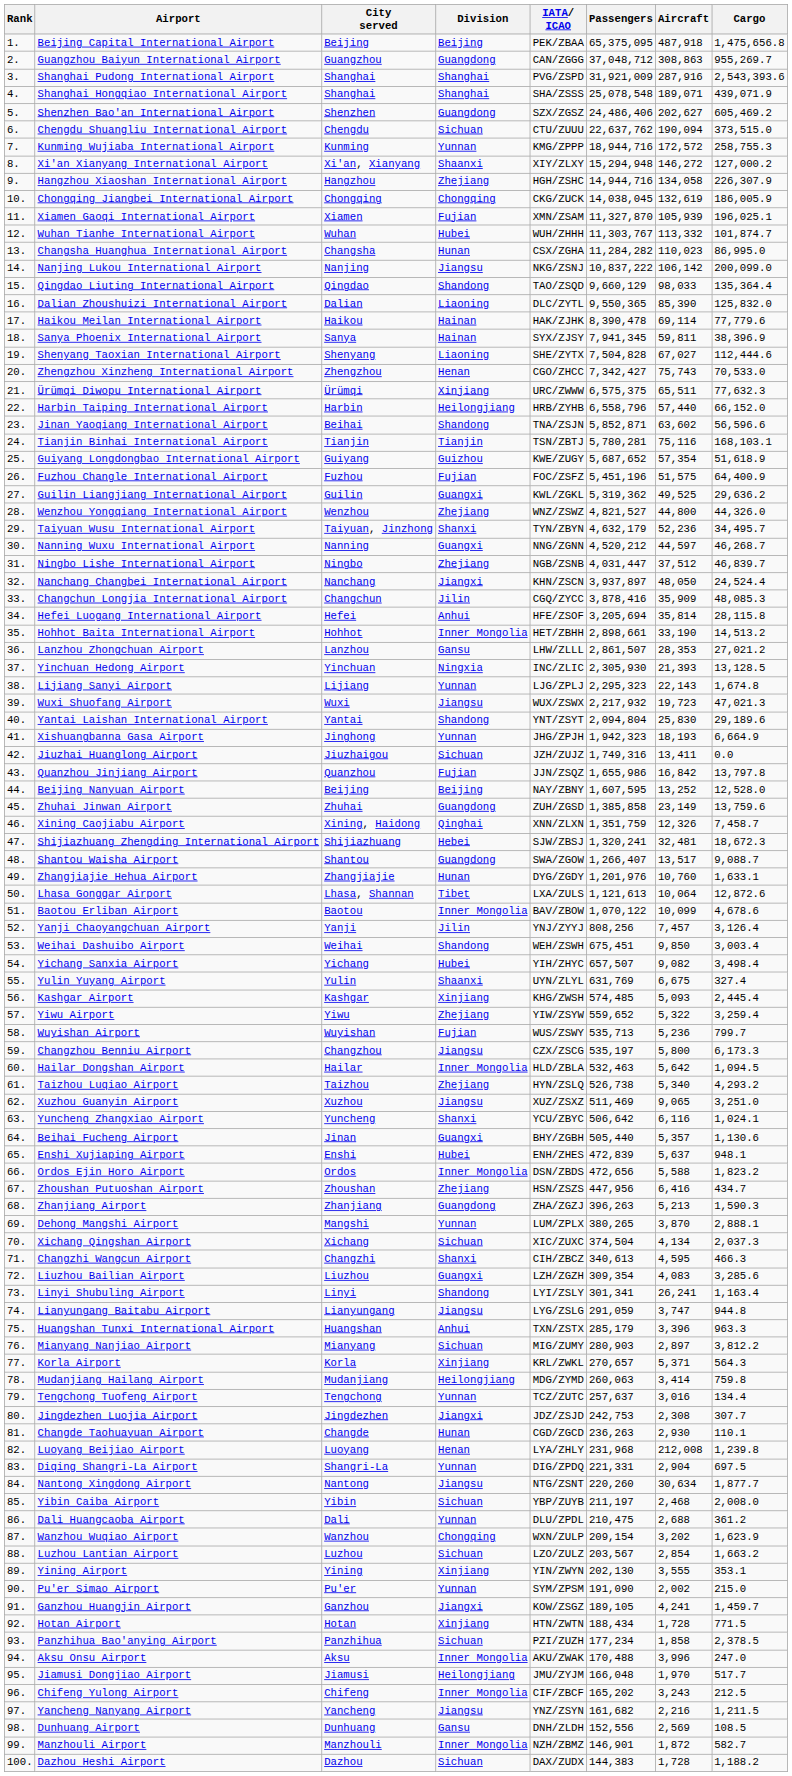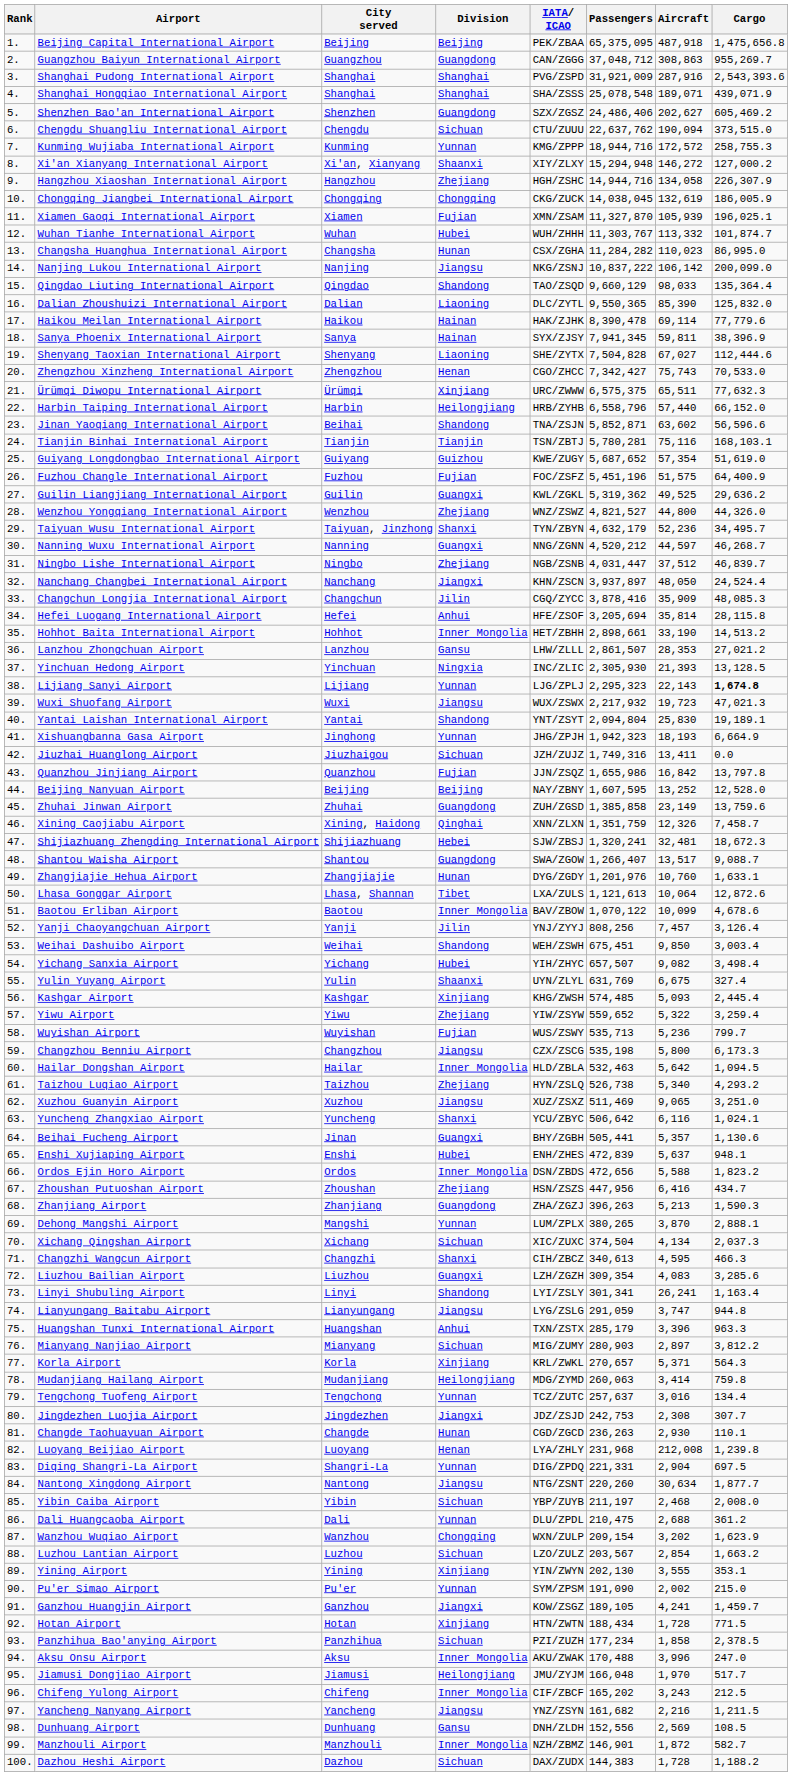(740, 460) 51,618.9 -> (740, 460) 51,619.0
(737, 686) normal -> (737, 686) bold
(740, 720) 29,189.6 -> (740, 720) 19,189.1
(611, 1050) 535,197 -> (611, 1050) 535,198
(611, 1137) 505,440 -> (611, 1137) 505,441
